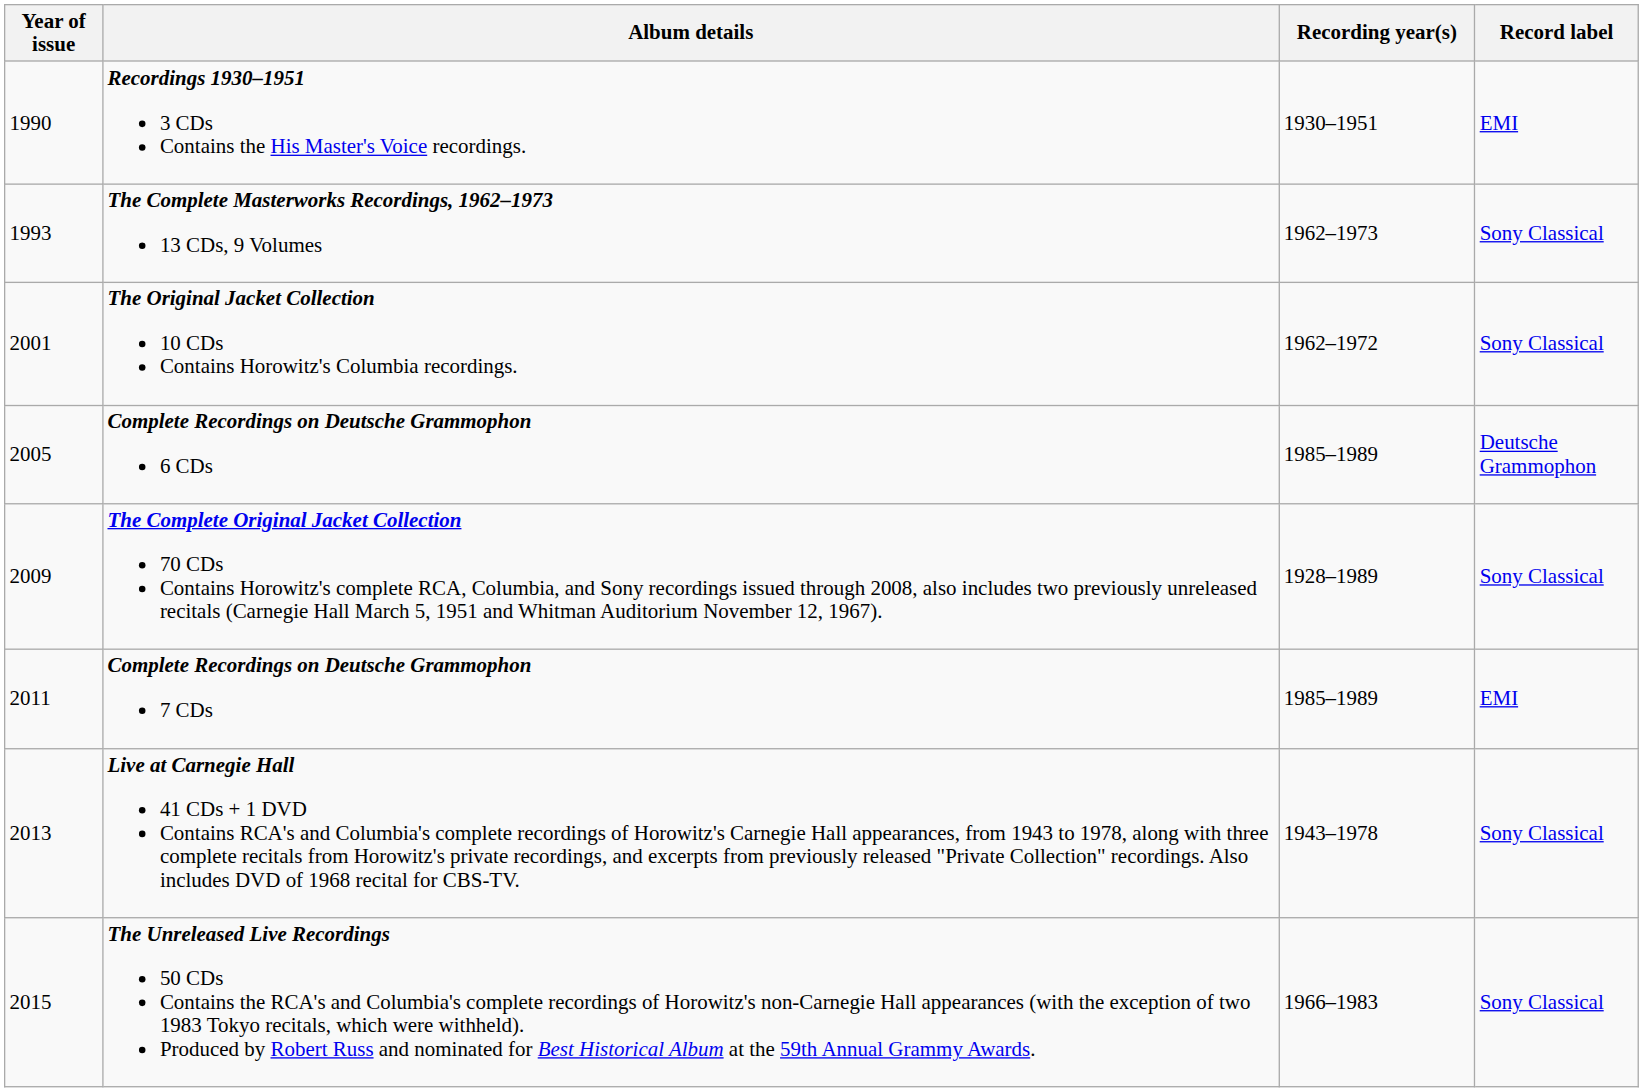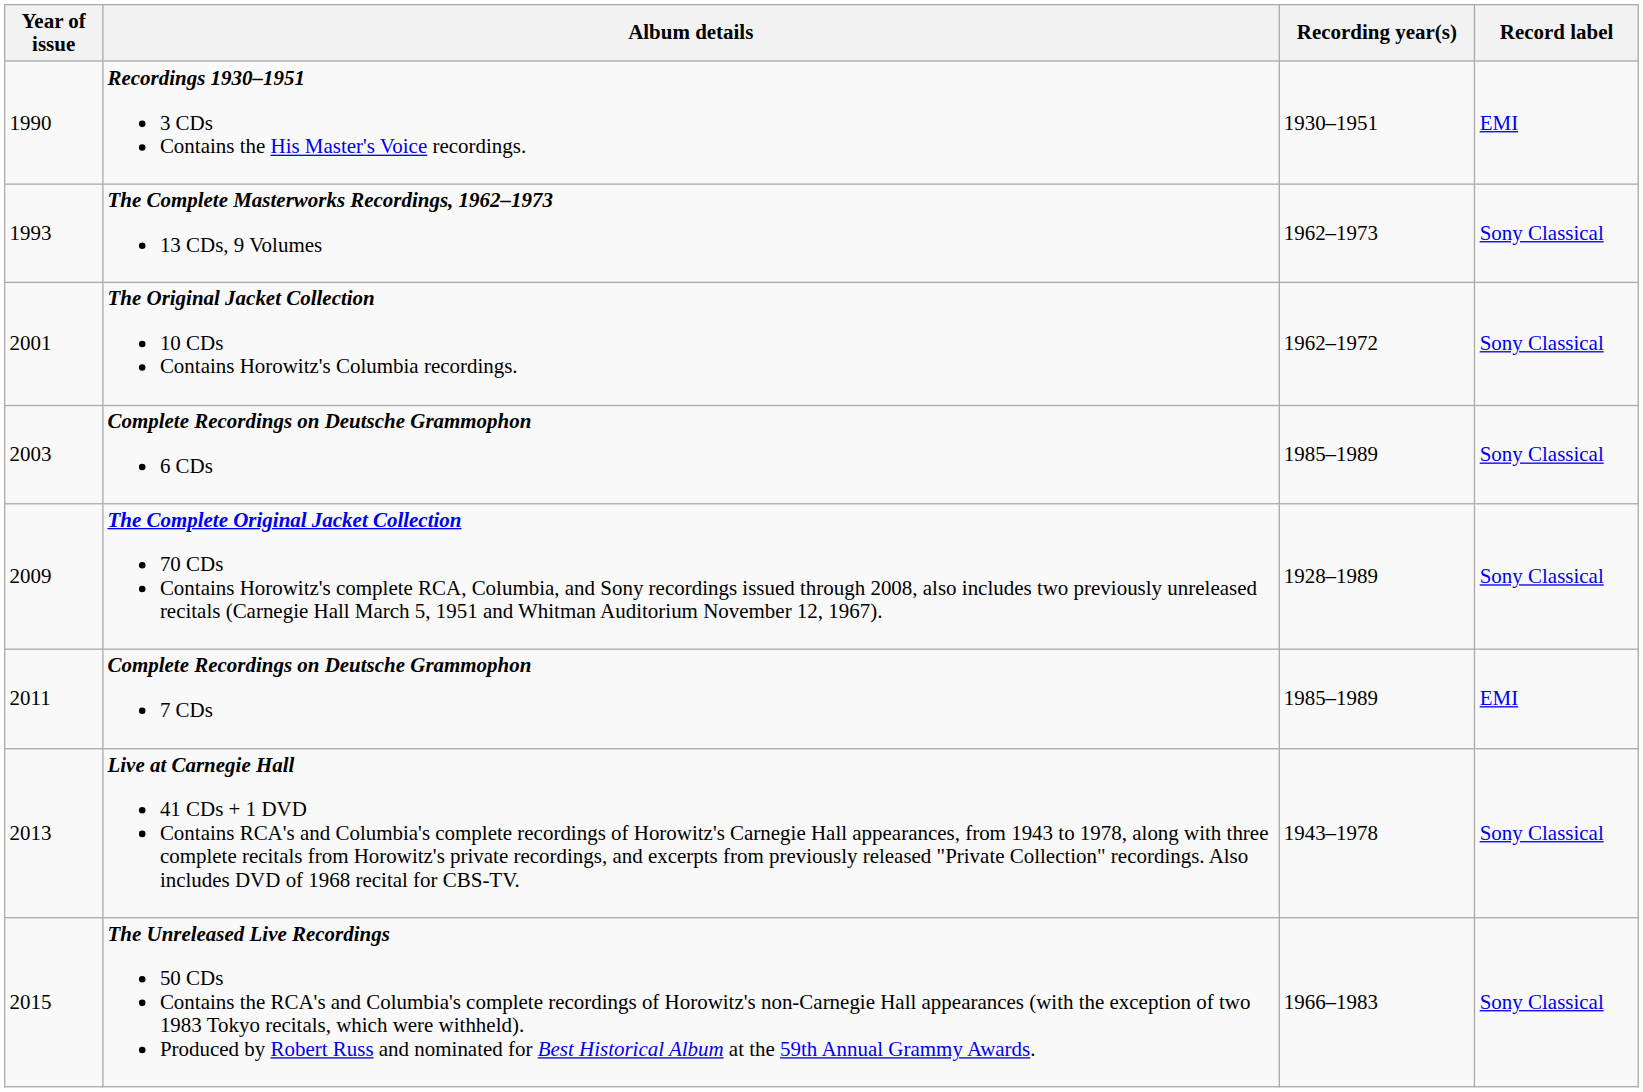(30, 454) 2005 -> (30, 454) 2003
(1538, 454) Deutsche Grammophon -> (1542, 454) Sony Classical
